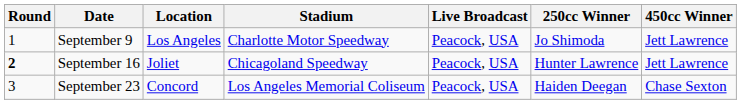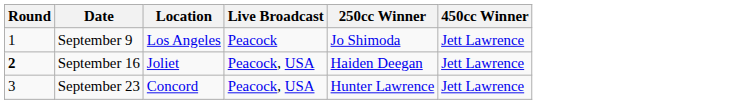- column: (326, 16)
(475, 39) Peacock, USA -> (252, 39) Peacock
(586, 63) Hunter Lawrence -> (377, 63) Haiden Deegan
(581, 87) Haiden Deegan -> (382, 87) Hunter Lawrence
(686, 87) Chase Sexton -> (483, 87) Jett Lawrence
